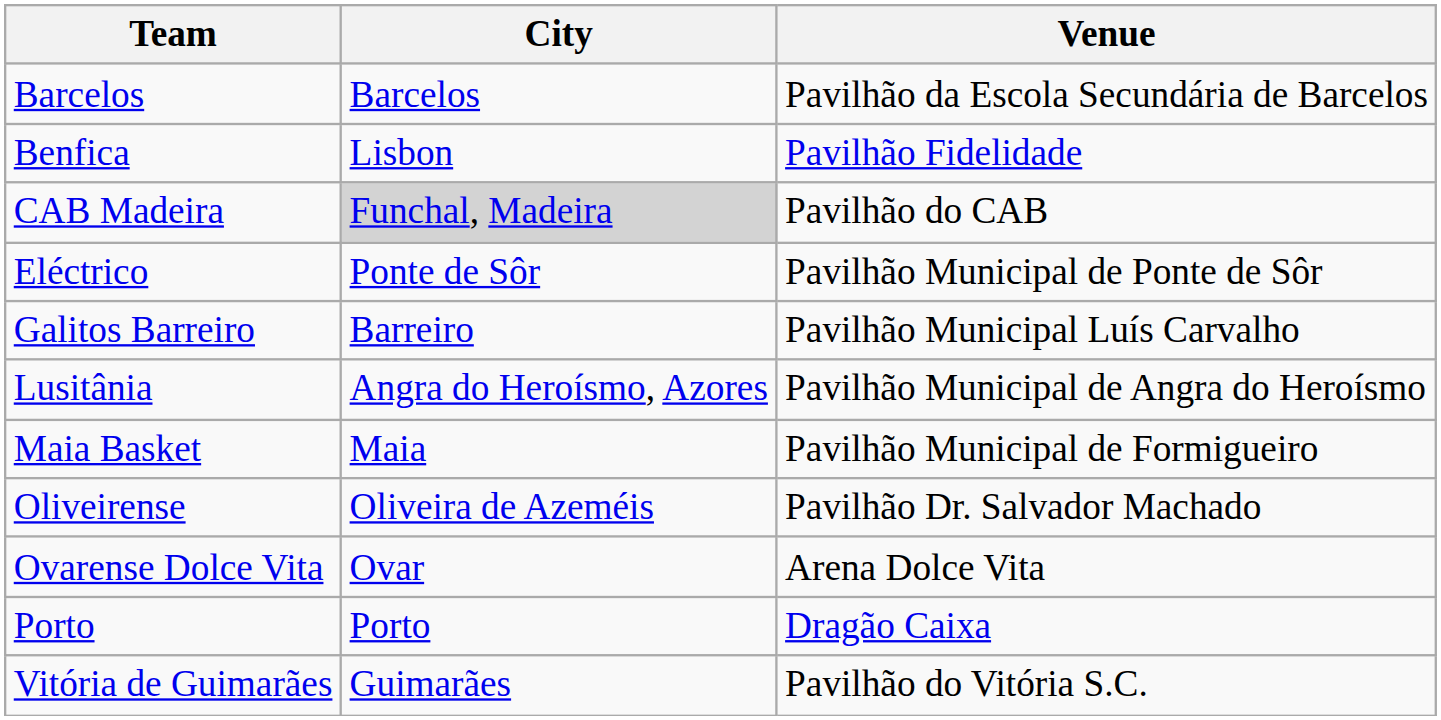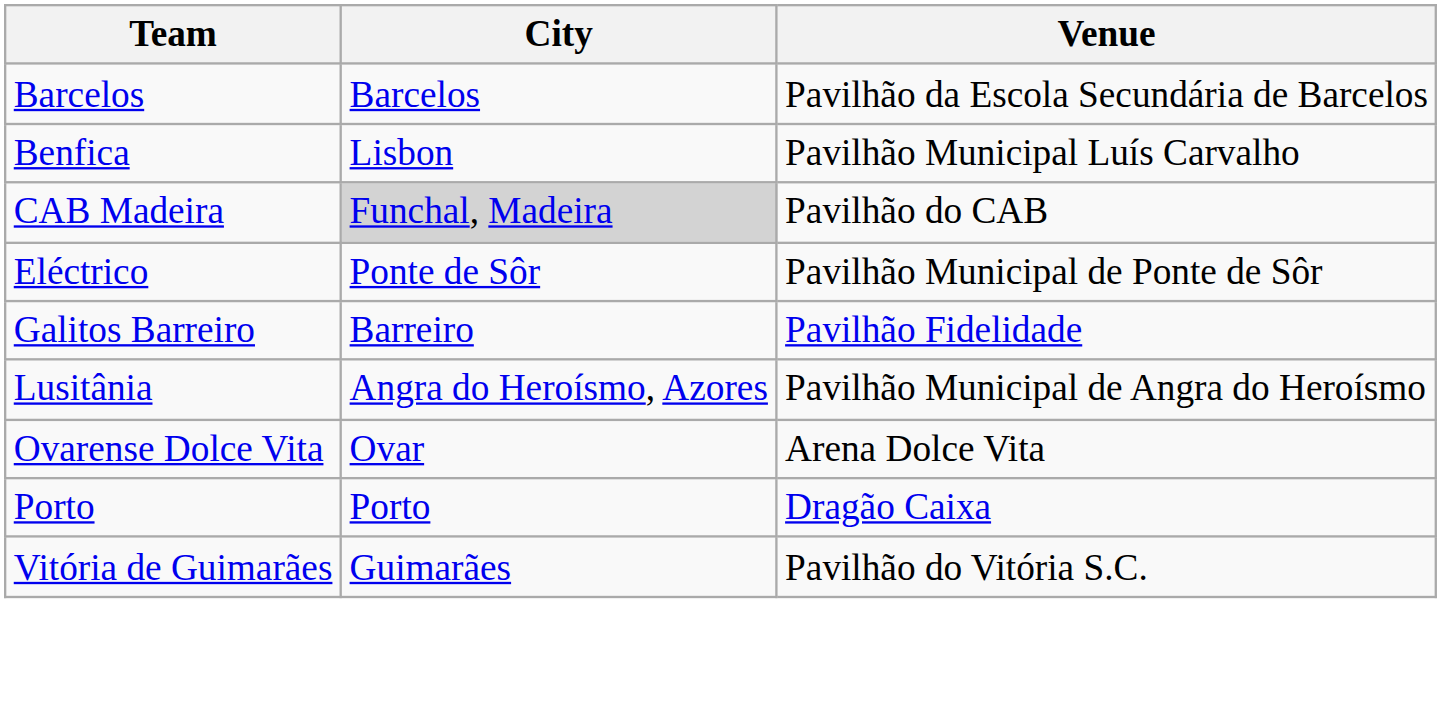(934, 152) Pavilhão Fidelidade -> (1042, 152) Pavilhão Municipal Luís Carvalho
(1042, 329) Pavilhão Municipal Luís Carvalho -> (934, 329) Pavilhão Fidelidade
- row: (107, 447)
- row: (100, 507)
